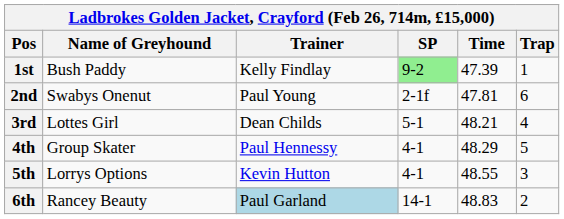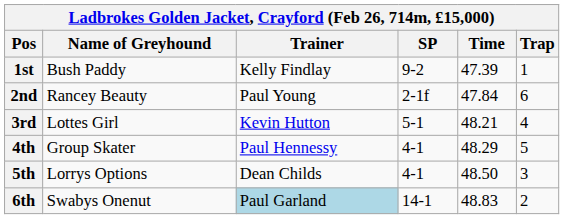(413, 69) lightgreen background -> (413, 69) no background
(99, 95) Swabys Onenut -> (97, 95) Rancey Beauty
(480, 95) 47.81 -> (480, 95) 47.84
(281, 122) Dean Childs -> (285, 122) Kevin Hutton
(285, 174) Kevin Hutton -> (281, 174) Dean Childs
(480, 174) 48.55 -> (480, 174) 48.50
(97, 200) Rancey Beauty -> (99, 200) Swabys Onenut
